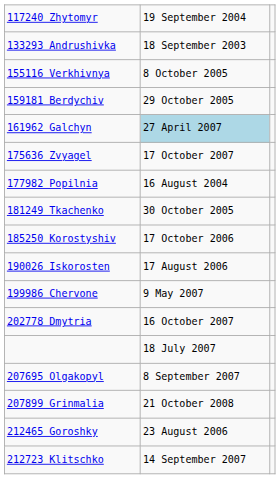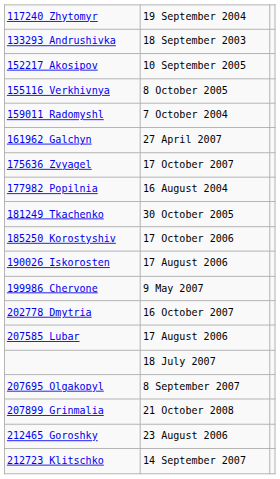+ row: (52, 66)
+ row: (55, 115)
- row: (55, 101)
(182, 128) lightblue background -> (182, 140) no background
+ row: (43, 337)
